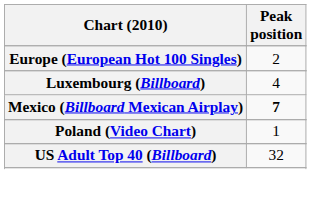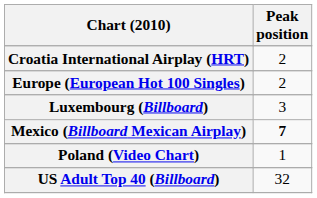+ row: (129, 58)
(276, 82) 4 -> (282, 107) 3
